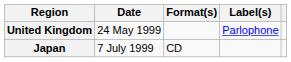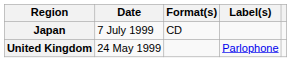rows swapped: (50, 30) <-> (50, 48)
